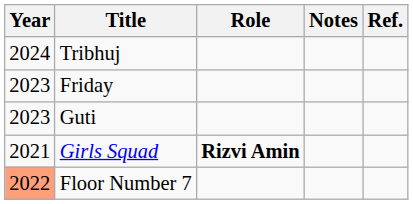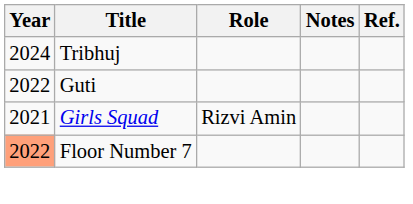- row: (86, 85)
(30, 118) 2023 -> (30, 85) 2022
(250, 150) bold -> (249, 118) normal
